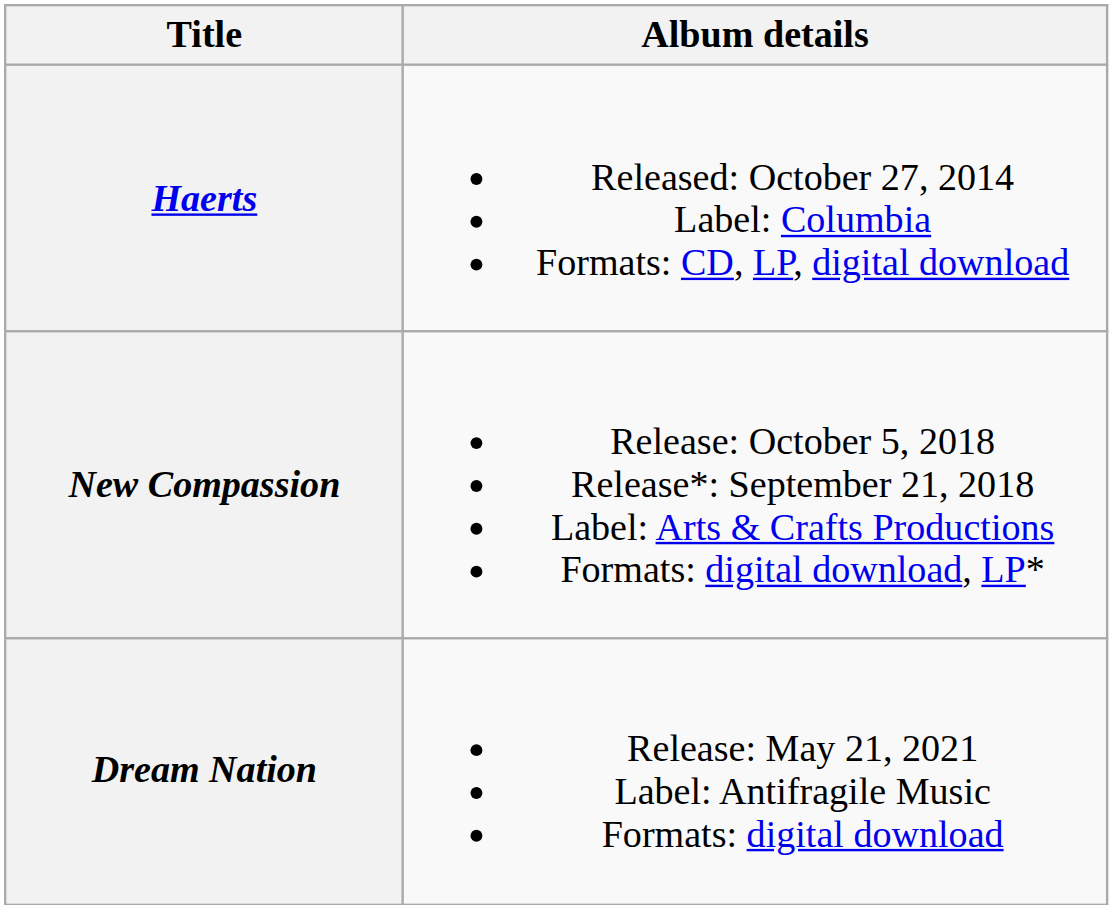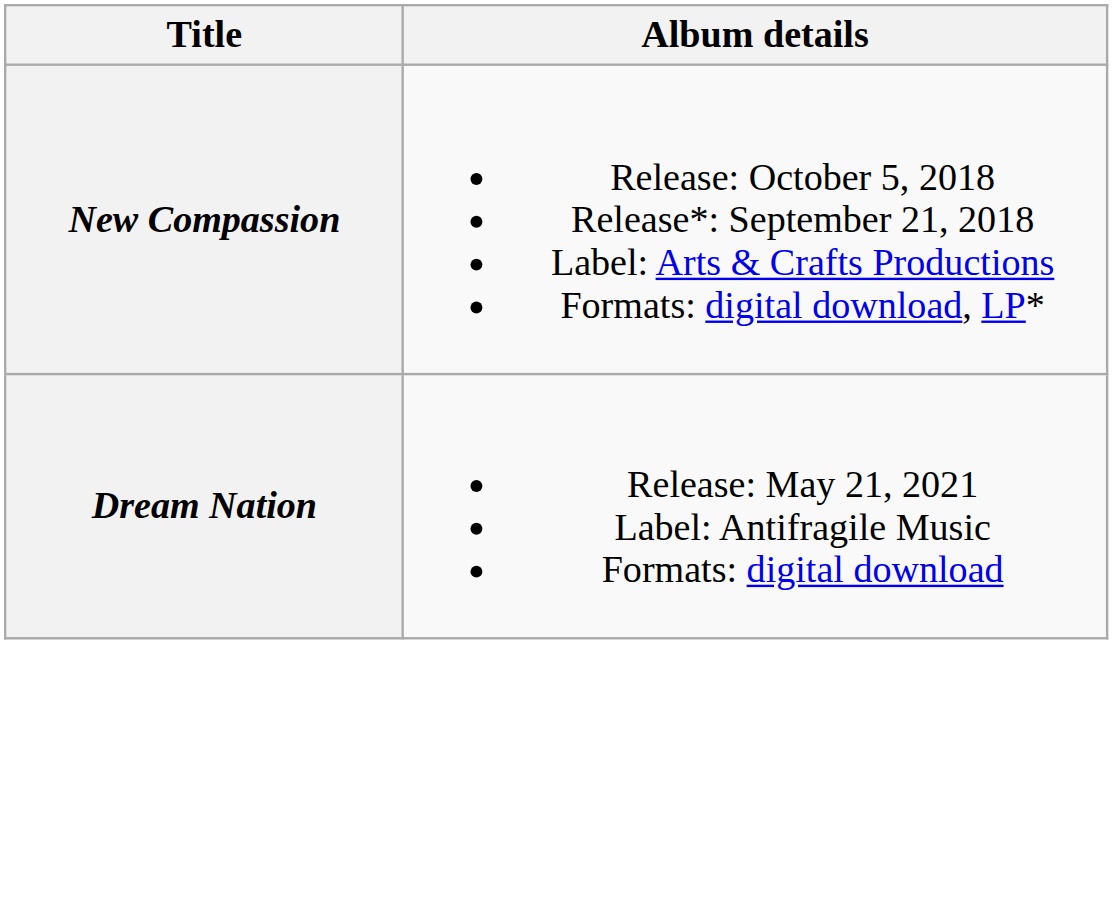- row: (204, 197)
